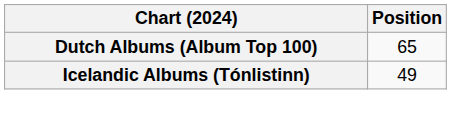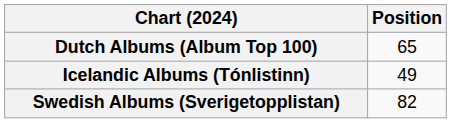+ row: (186, 103)
